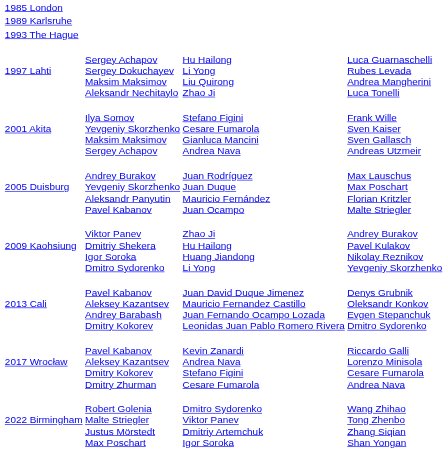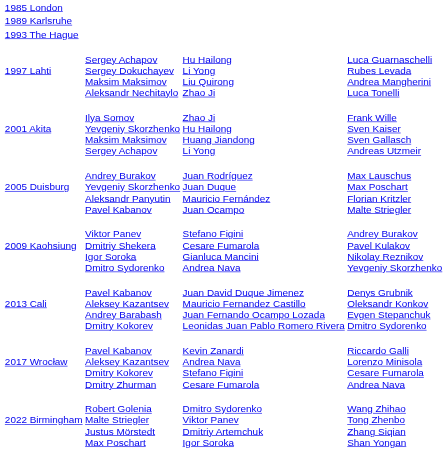(221, 134) Stefano Figini Cesare Fumarola Gianluca Mancini Andrea Nava -> (219, 134) Zhao Ji Hu Hailong Huang Jiandong Li Yong
(219, 251) Zhao Ji Hu Hailong Huang Jiandong Li Yong -> (221, 251) Stefano Figini Cesare Fumarola Gianluca Mancini Andrea Nava
